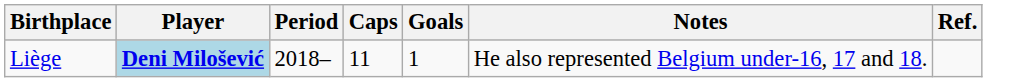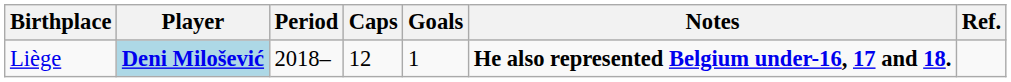(360, 58) 11 -> (360, 58) 12
(701, 58) normal -> (713, 58) bold
